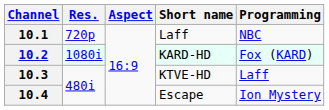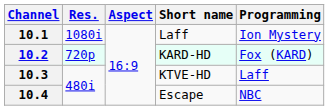(80, 35) 720p -> (84, 35) 1080i
(250, 35) NBC -> (280, 35) Ion Mystery
(84, 55) 1080i -> (80, 55) 720p
(280, 95) Ion Mystery -> (250, 95) NBC
